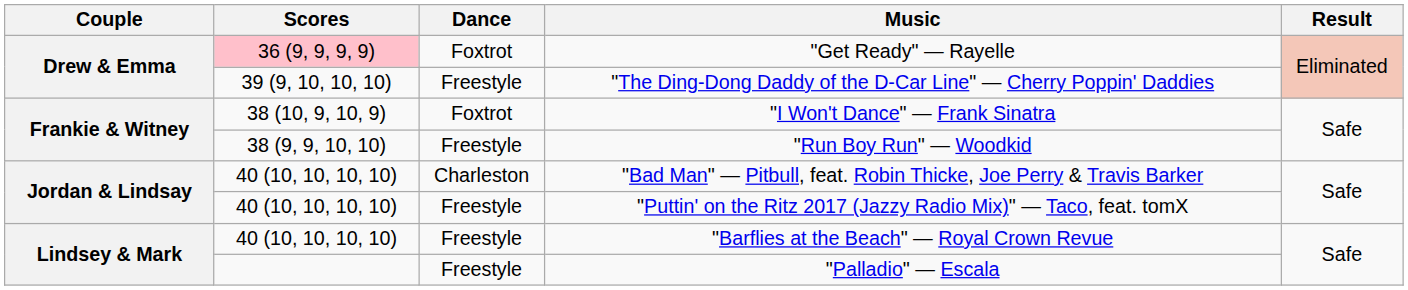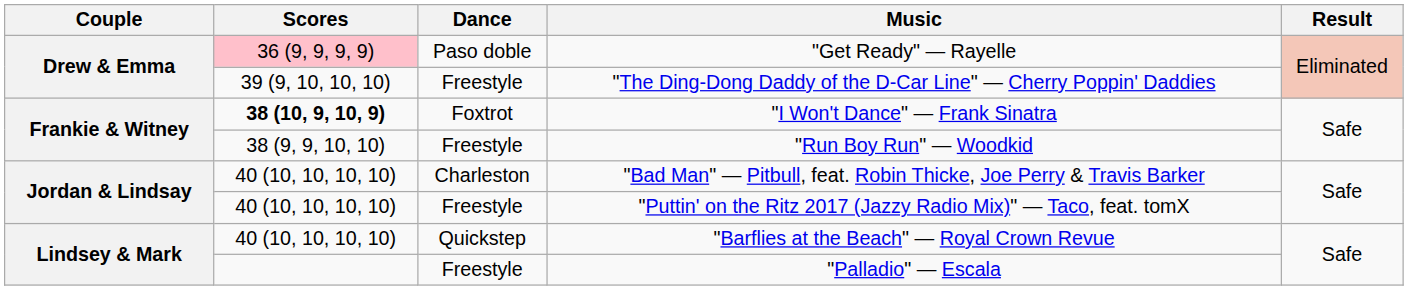(482, 51) Foxtrot -> (482, 51) Paso doble
(317, 113) normal -> (316, 113) bold
(482, 238) Freestyle -> (482, 238) Quickstep
